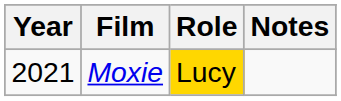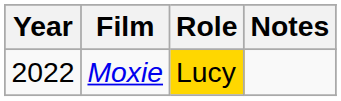(43, 71) 2021 -> (43, 71) 2022
